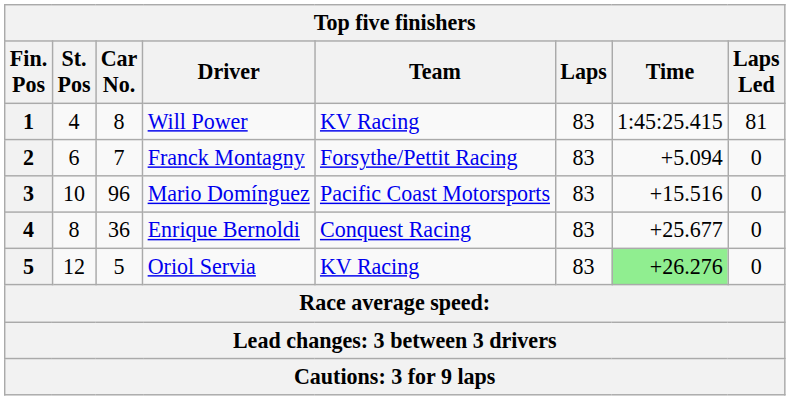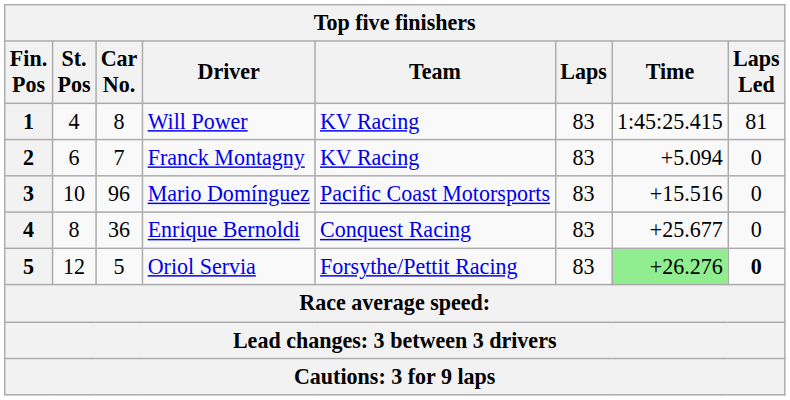(419, 157) Forsythe/Pettit Racing -> (370, 157) KV Racing
(370, 267) KV Racing -> (419, 267) Forsythe/Pettit Racing
(756, 267) normal -> (756, 267) bold
